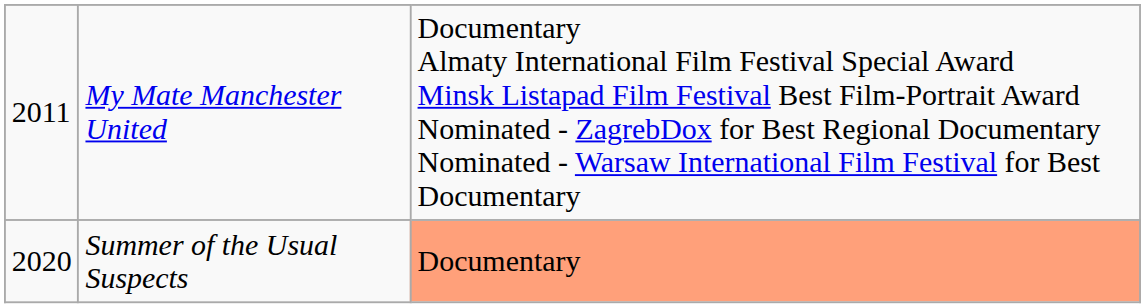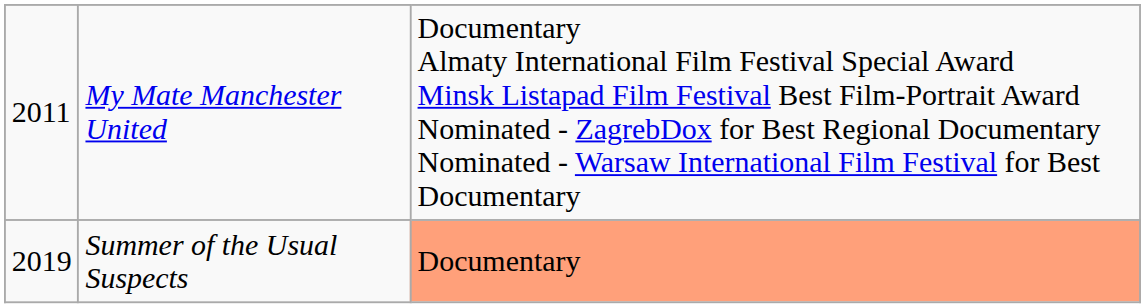(42, 260) 2020 -> (42, 260) 2019
